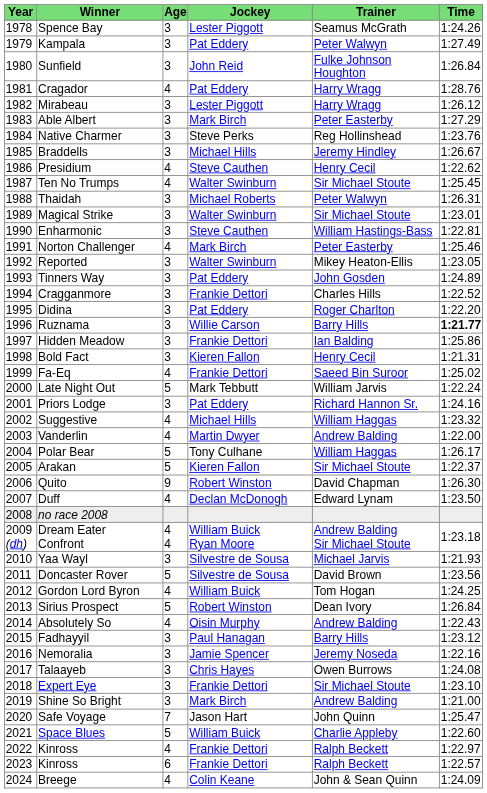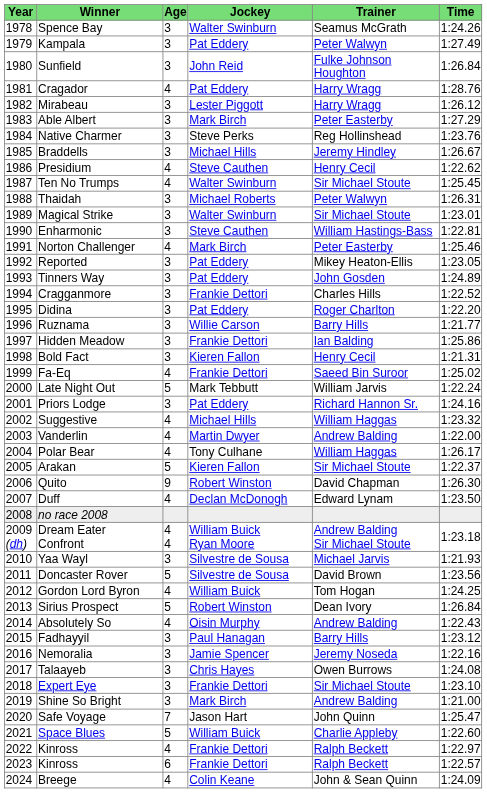(226, 28) Lester Piggott -> (233, 28) Walter Swinburn
(233, 262) Walter Swinburn -> (219, 262) Pat Eddery
(461, 325) bold -> (461, 325) normal
(168, 451) 5 -> (168, 451) 4
